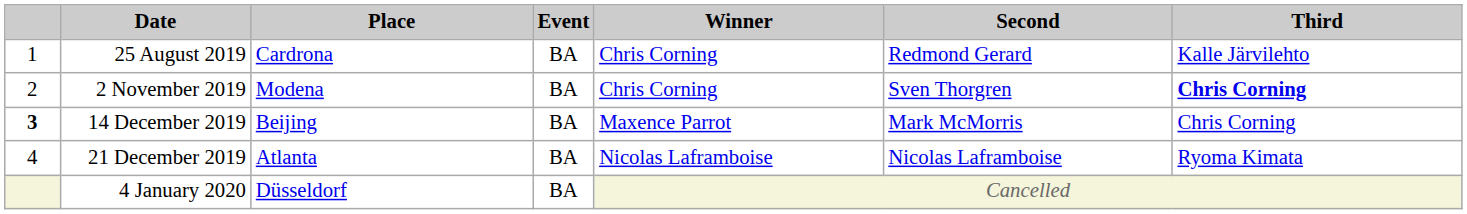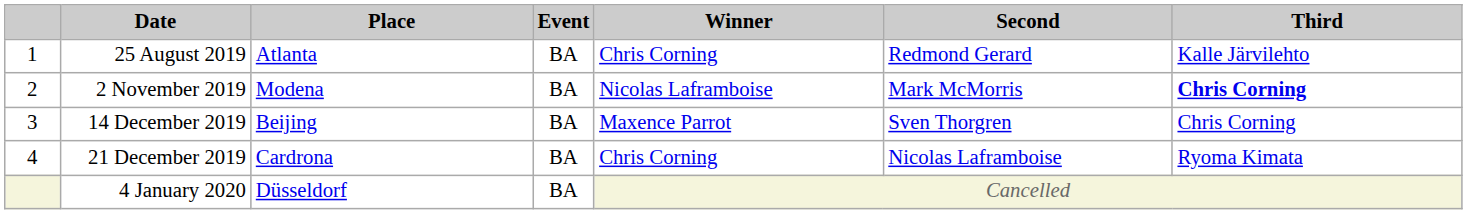(294, 55) Cardrona -> (286, 55) Atlanta
(658, 89) Chris Corning -> (686, 89) Nicolas Laframboise
(950, 89) Sven Thorgren -> (955, 89) Mark McMorris
(32, 123) bold -> (32, 123) normal
(955, 123) Mark McMorris -> (950, 123) Sven Thorgren
(286, 157) Atlanta -> (294, 157) Cardrona
(686, 157) Nicolas Laframboise -> (658, 157) Chris Corning
